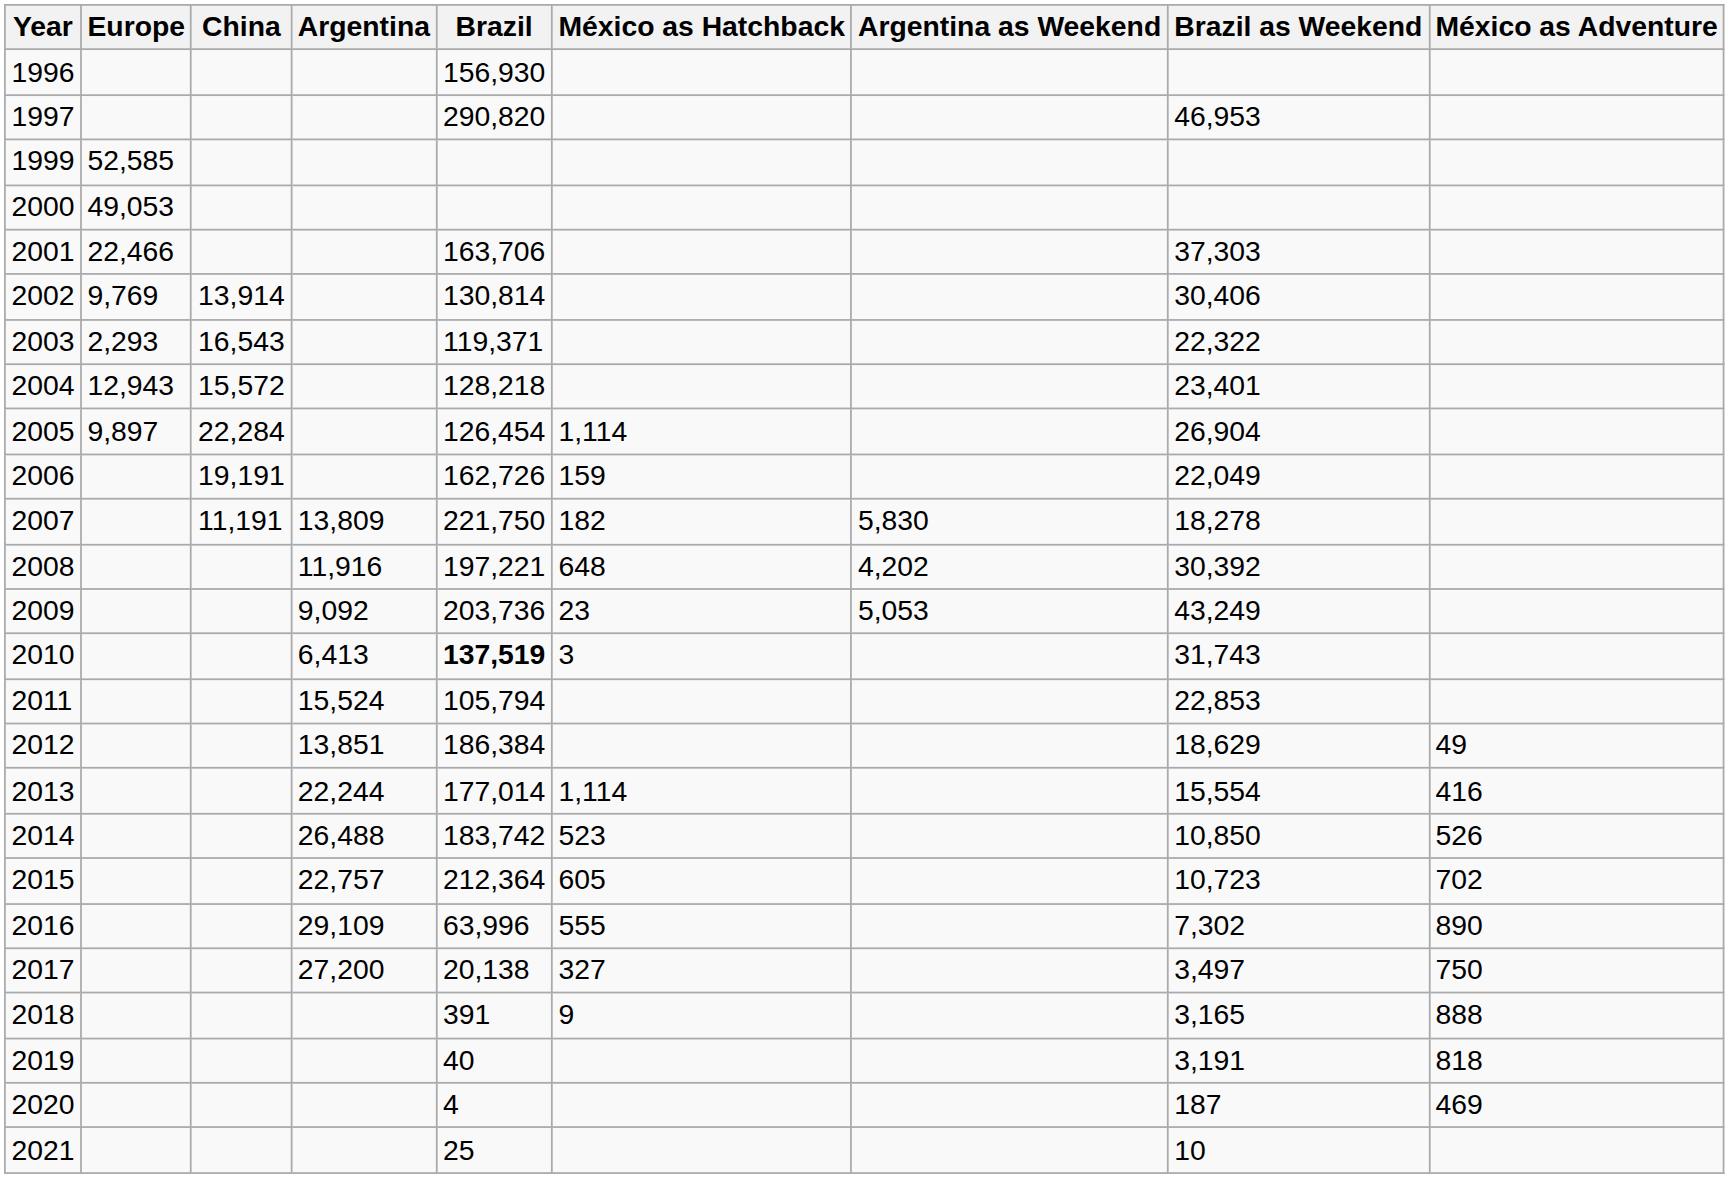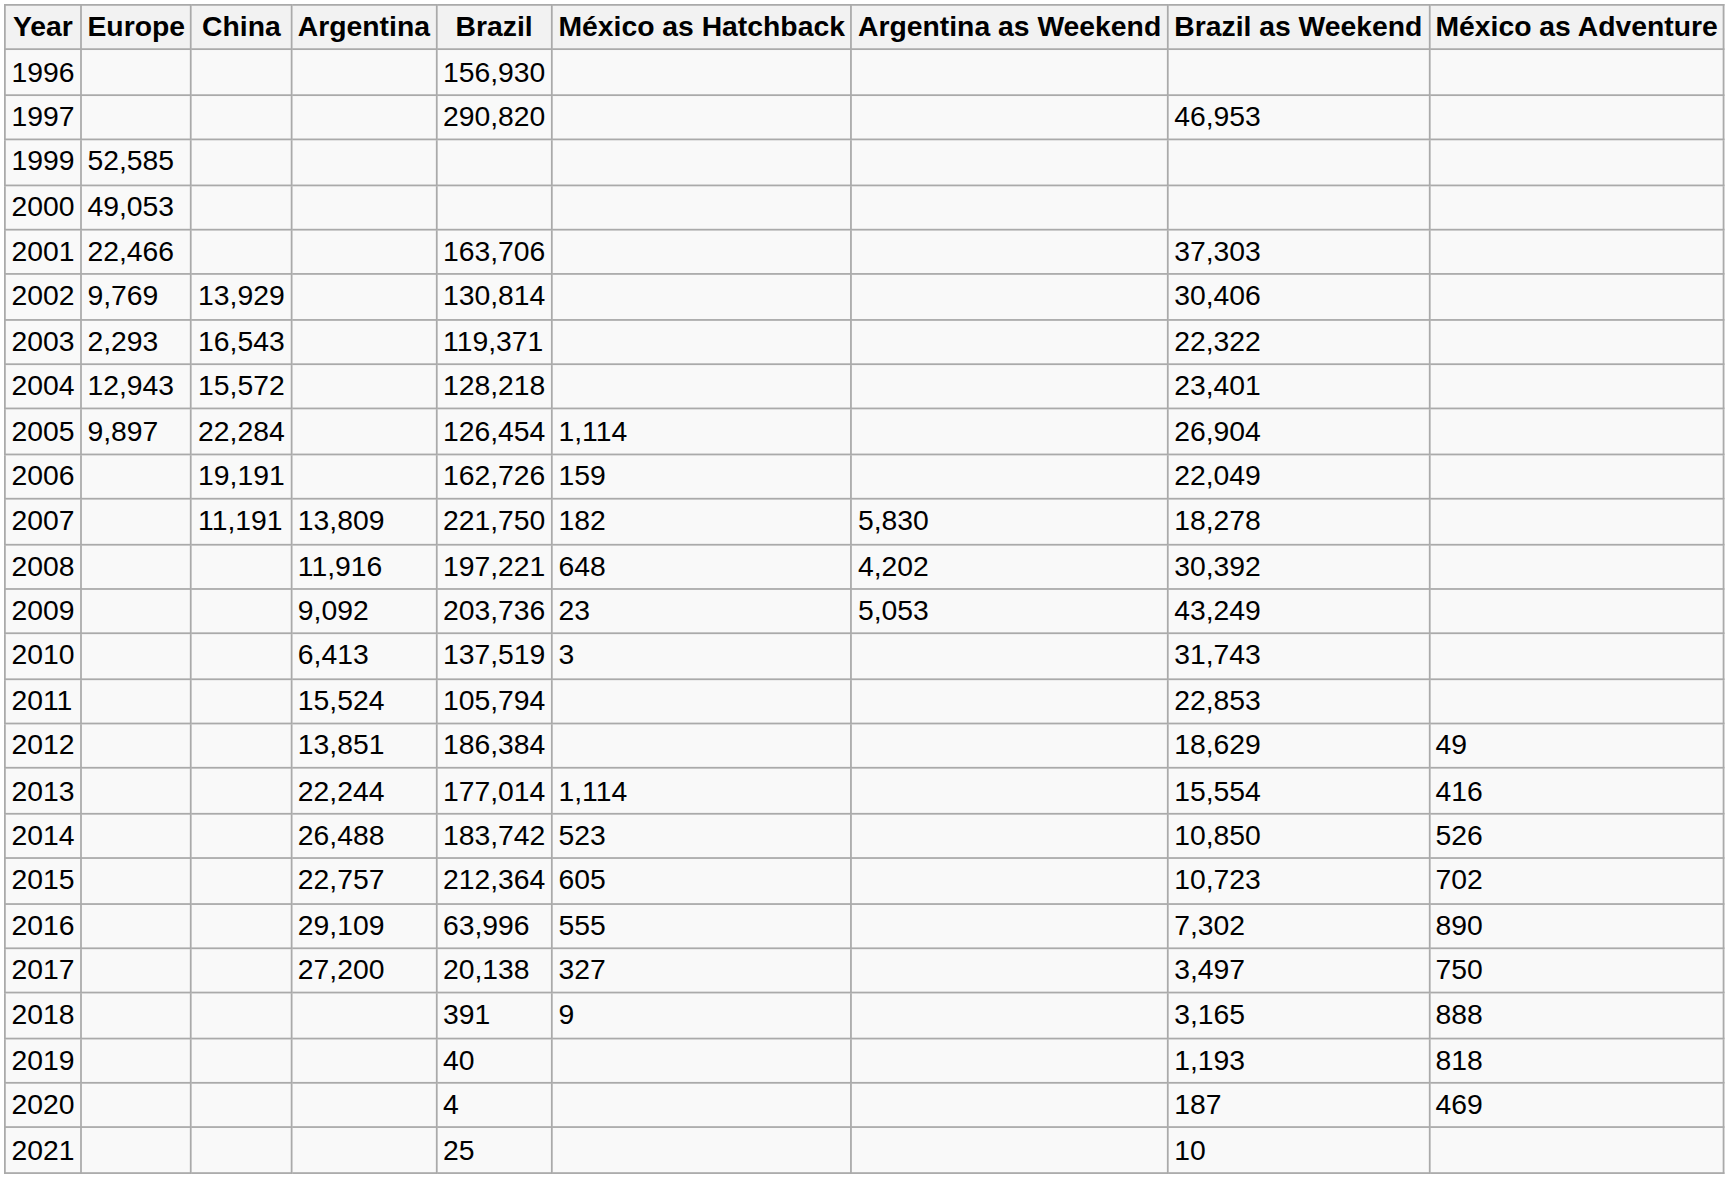(241, 296) 13,914 -> (241, 296) 13,929
(494, 655) bold -> (494, 655) normal
(1210, 1059) 3,191 -> (1210, 1059) 1,193
